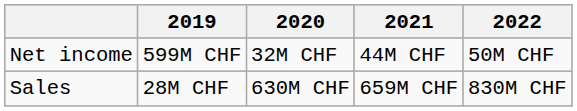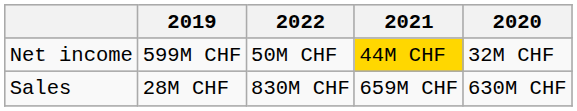columns swapped: (300, 22) <-> (517, 22)
(403, 55) no background -> (403, 55) gold background
